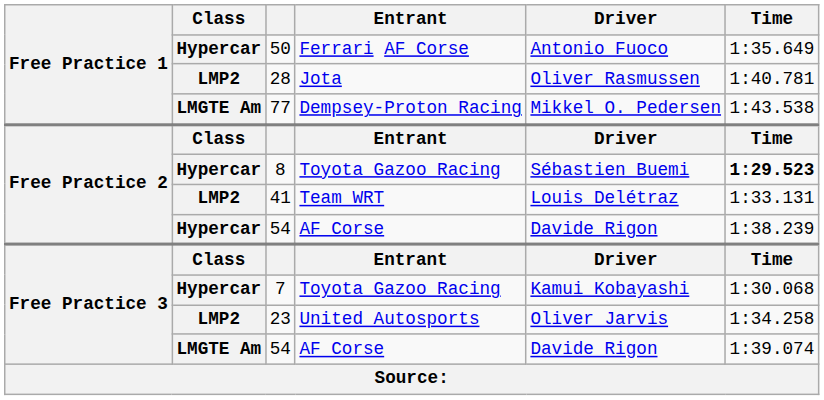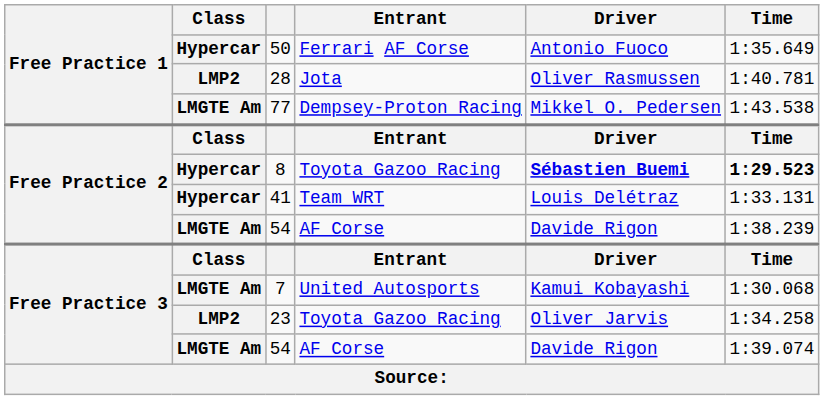(610, 169) normal -> (610, 169) bold
(219, 199) LMP2 -> (219, 199) Hypercar
(219, 229) Hypercar -> (219, 229) LMGTE Am
(219, 289) Hypercar -> (219, 289) LMGTE Am
(400, 289) Toyota Gazoo Racing -> (389, 289) United Autosports
(389, 319) United Autosports -> (400, 319) Toyota Gazoo Racing
